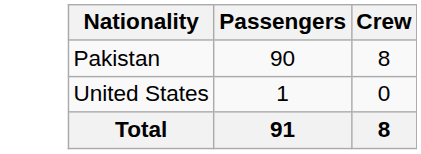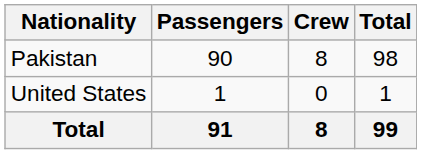+ column: (385, 22)
